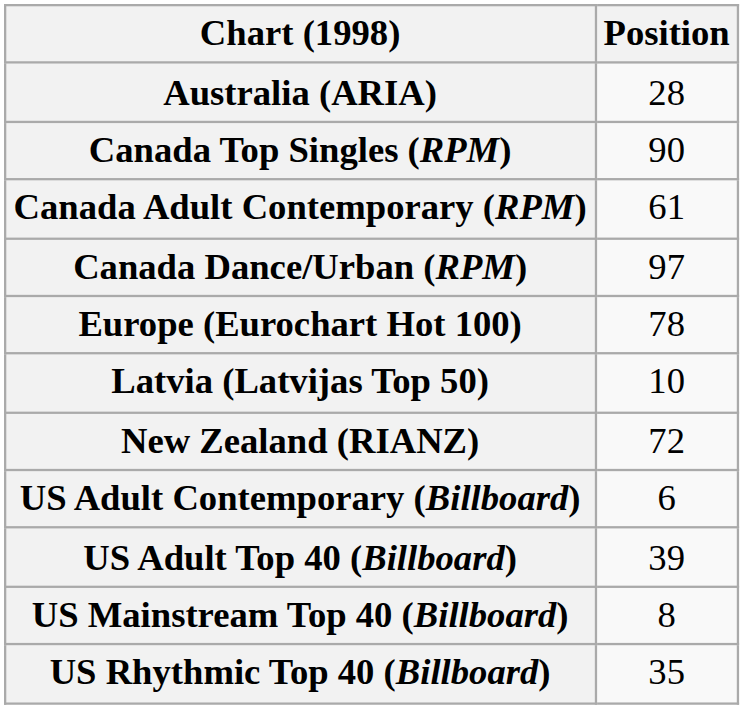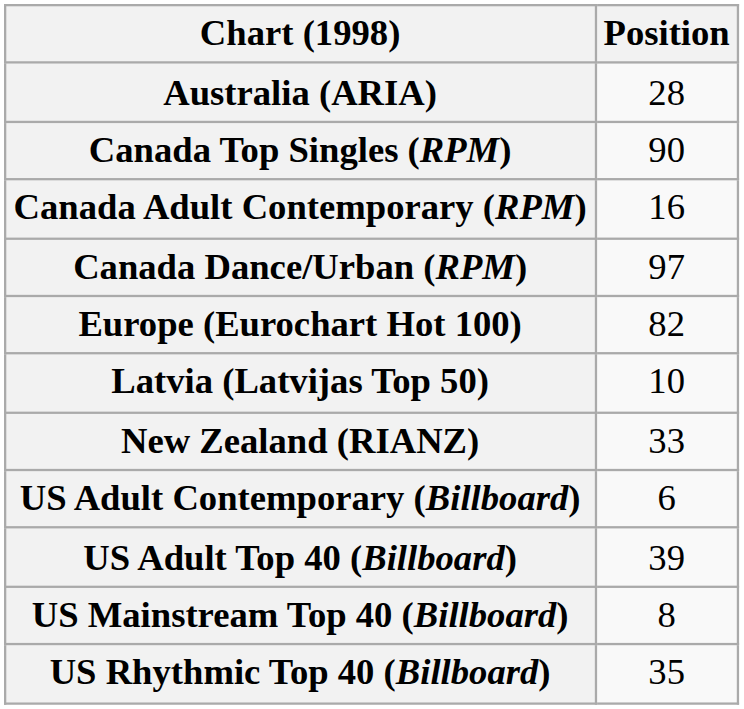(667, 207) 61 -> (667, 207) 16
(667, 324) 78 -> (667, 324) 82
(667, 440) 72 -> (667, 440) 33
